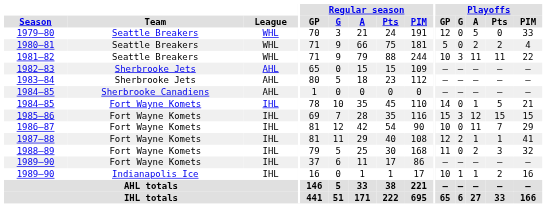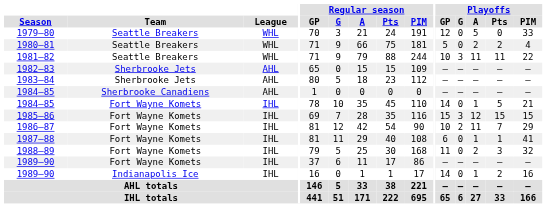(460, 127) 0 -> (460, 127) 2
(445, 139) 12 -> (445, 139) 6
(460, 139) 2 -> (460, 139) 0
(445, 174) 10 -> (445, 174) 14
(460, 174) 1 -> (460, 174) 0
